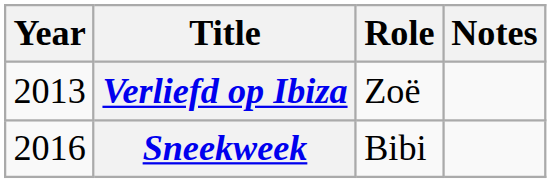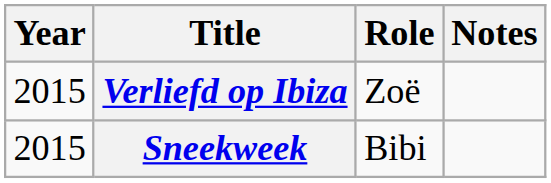(50, 90) 2013 -> (50, 90) 2015
(50, 147) 2016 -> (50, 147) 2015
